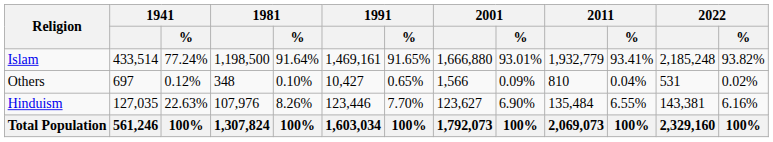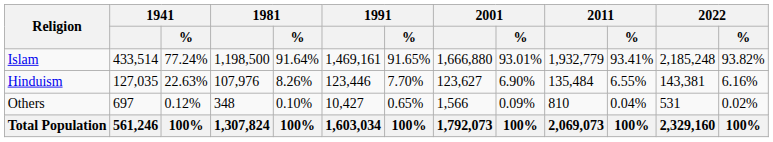rows swapped: (35, 103) <-> (26, 81)
